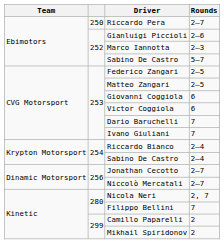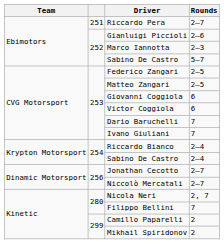(97, 23) 250 -> (97, 23) 251
